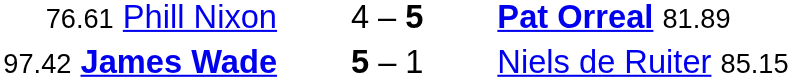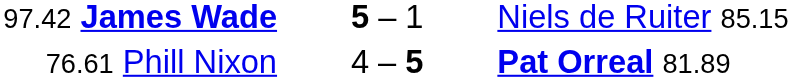rows swapped: (140, 61) <-> (161, 17)
